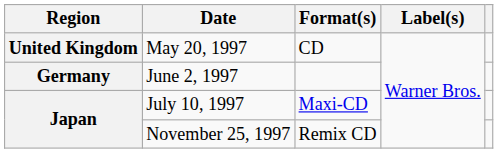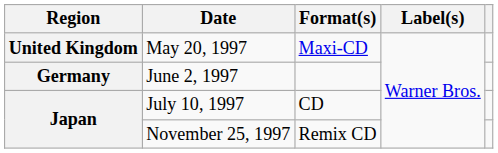(311, 47) CD -> (333, 47) Maxi-CD
(333, 104) Maxi-CD -> (311, 104) CD
